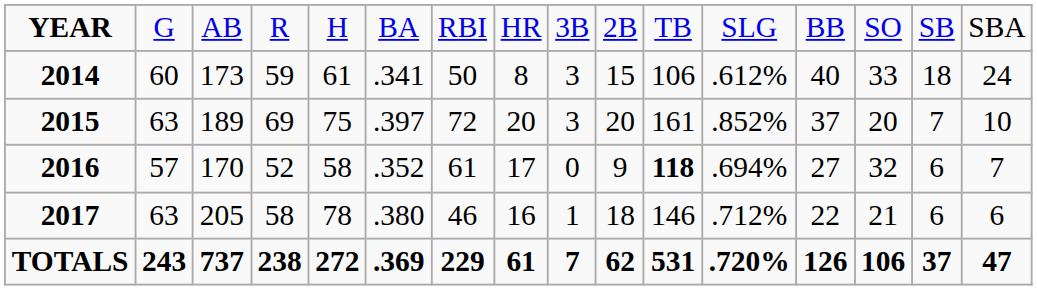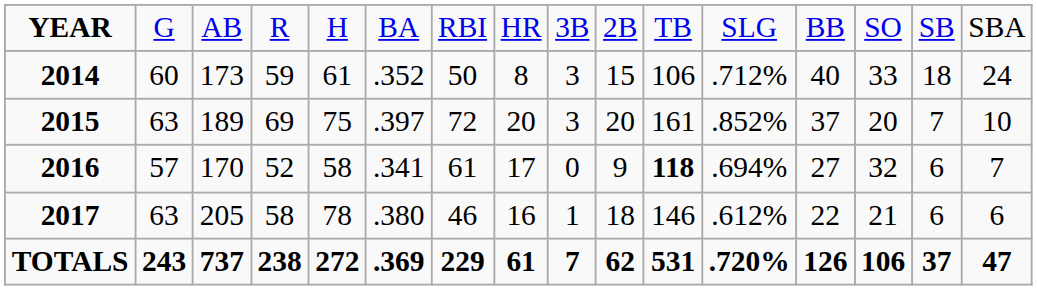(399, 74) .341 -> (399, 74) .352
(749, 74) .612% -> (749, 74) .712%
(399, 167) .352 -> (399, 167) .341
(749, 214) .712% -> (749, 214) .612%
